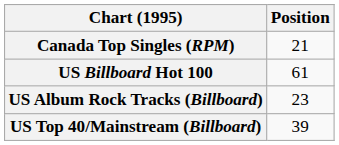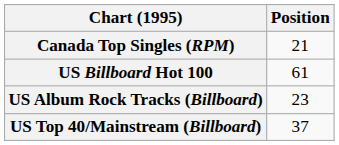(300, 126) 39 -> (300, 126) 37
